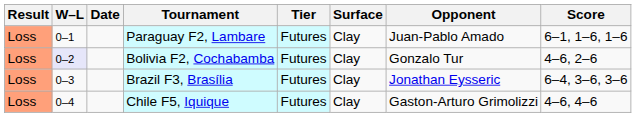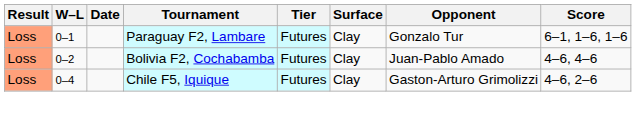(447, 36) Juan-Pablo Amado -> (426, 36) Gonzalo Tur
(65, 59) lavender background -> (65, 59) no background
(426, 58) Gonzalo Tur -> (447, 58) Juan-Pablo Amado
(571, 58) 4–6, 2–6 -> (571, 58) 4–6, 4–6
- row: (179, 79)
(571, 101) 4–6, 4–6 -> (571, 79) 4–6, 2–6
